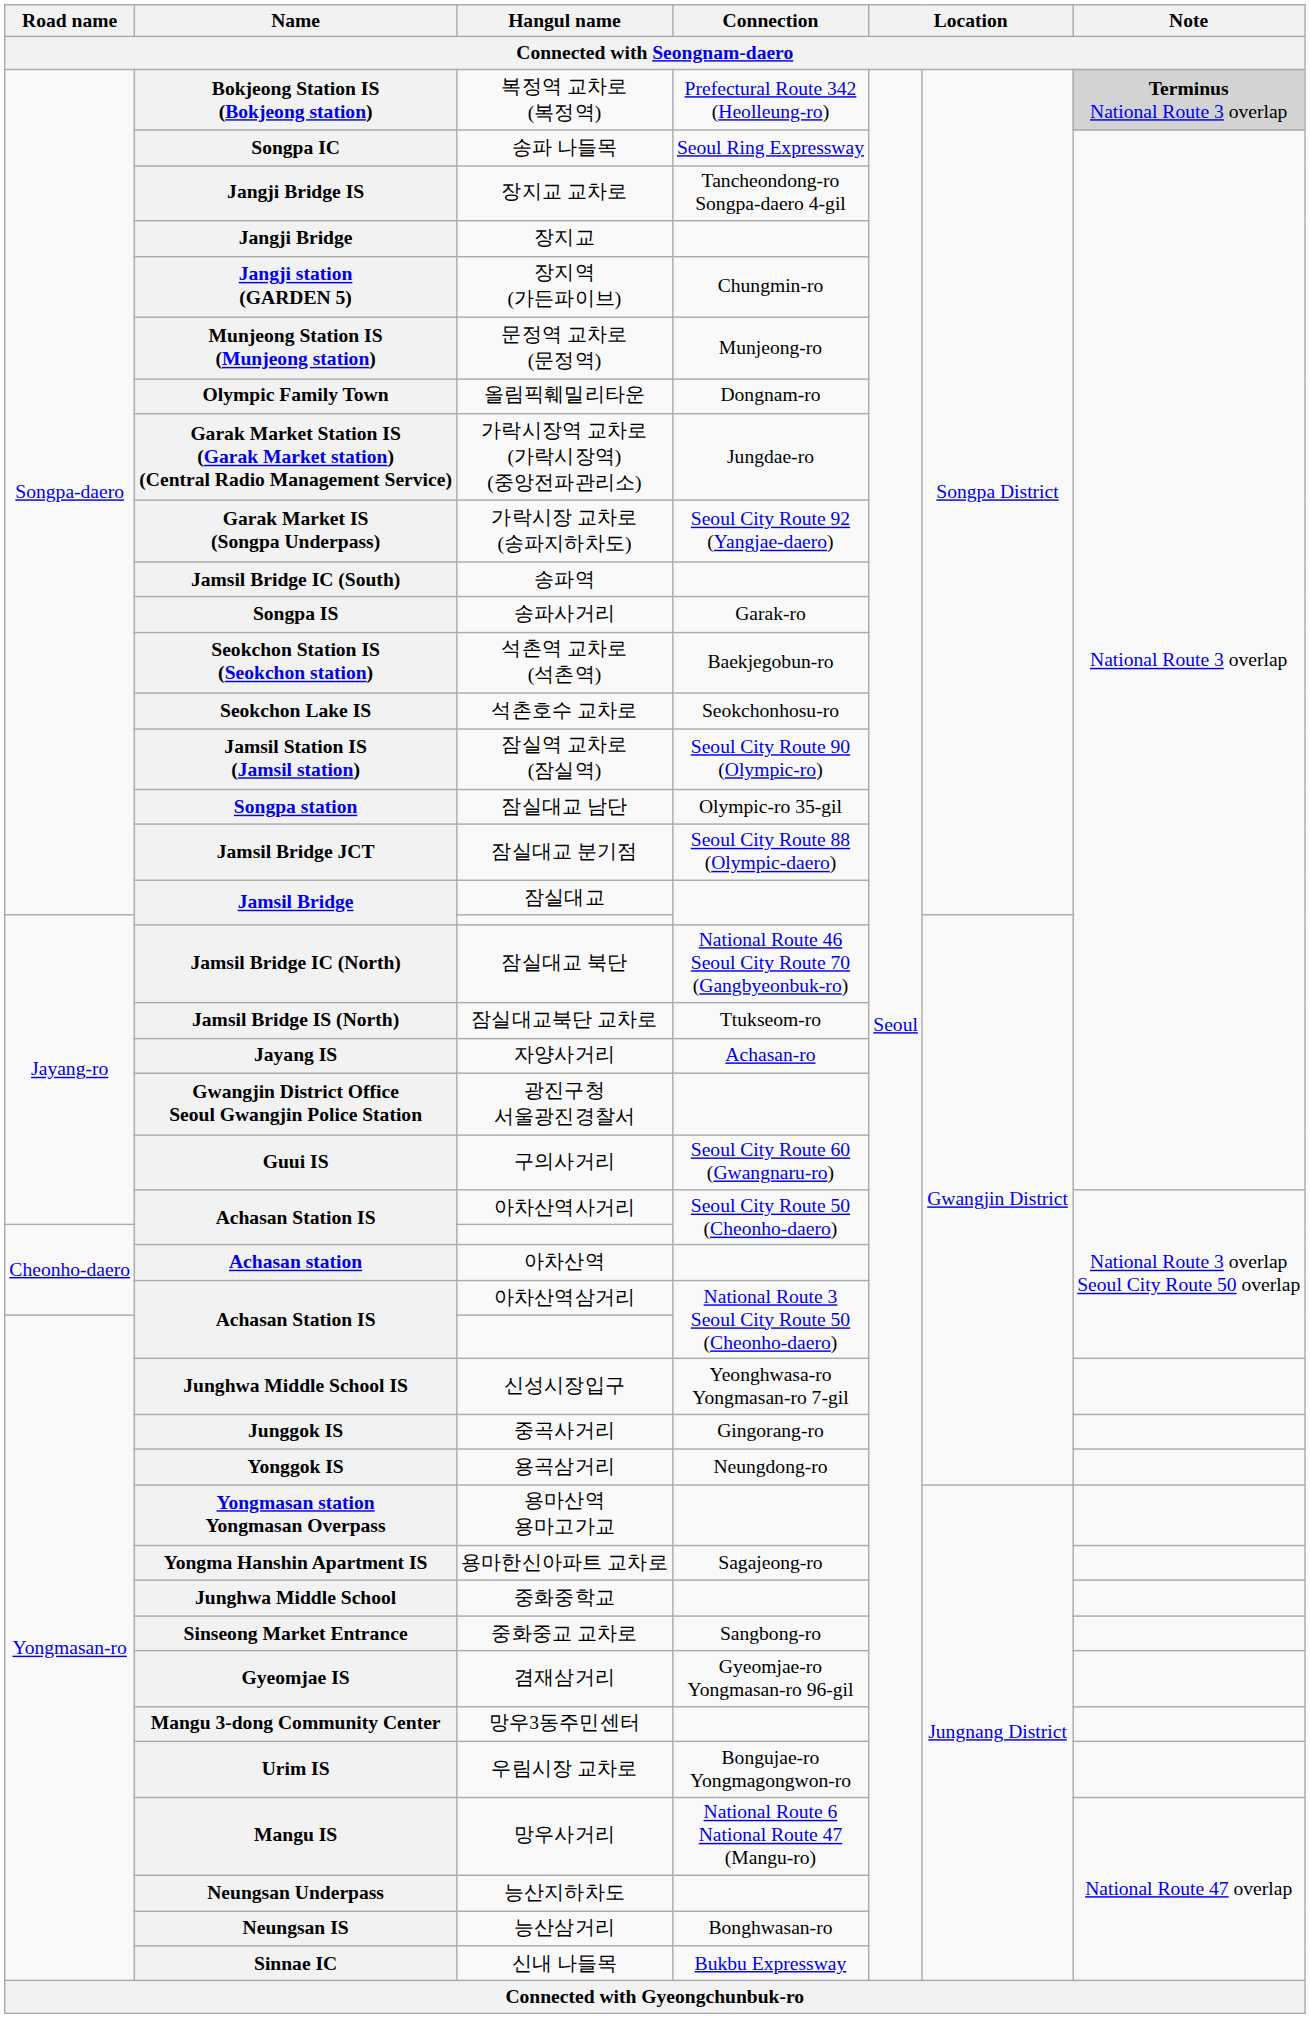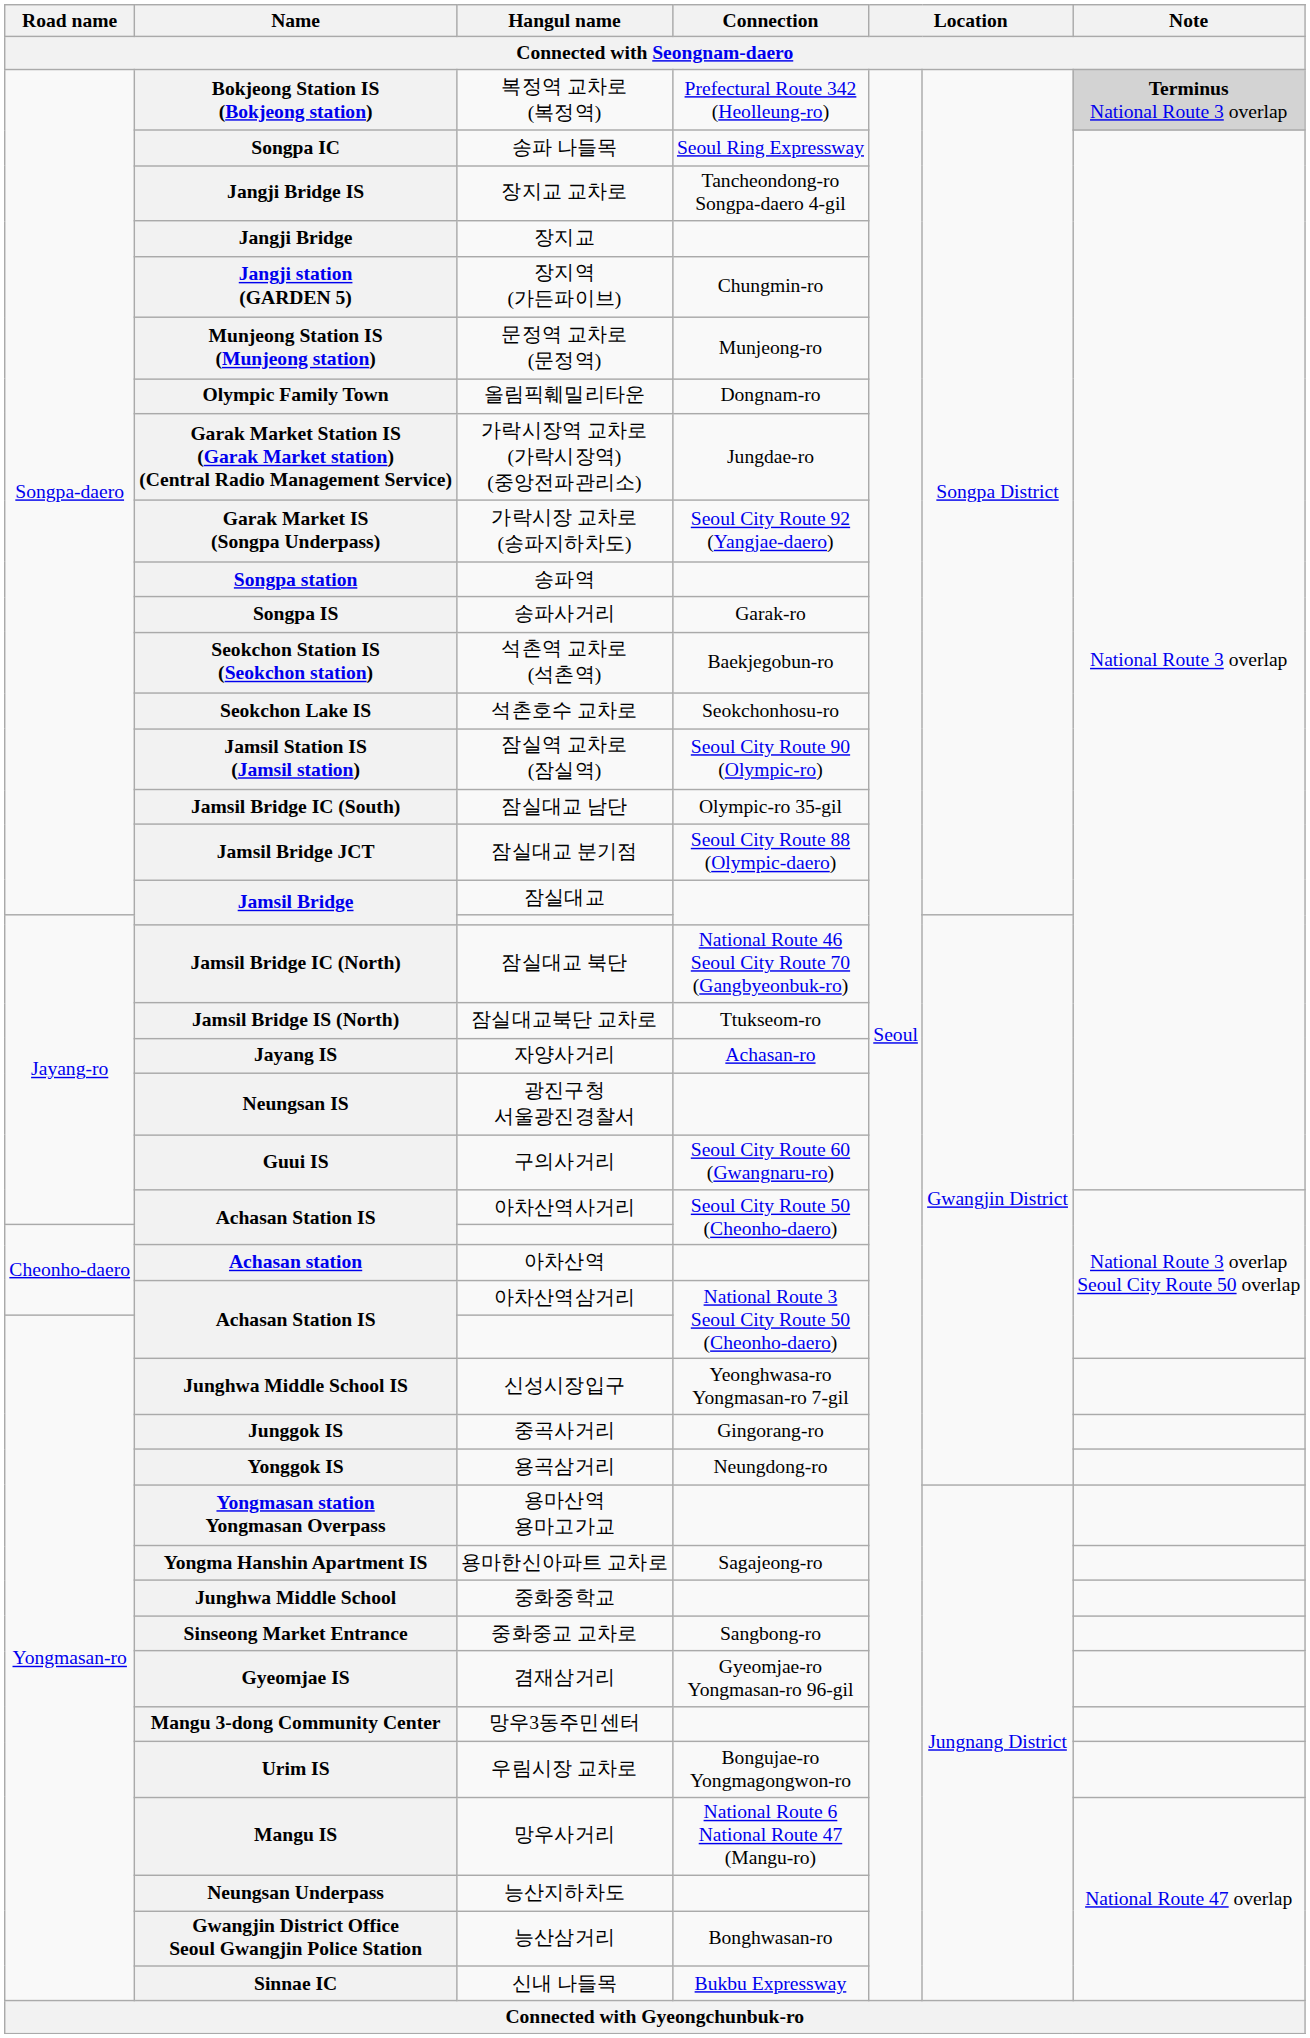(296, 578) Jamsil Bridge IC (South) -> (296, 578) Songpa station
(296, 806) Songpa station -> (296, 806) Jamsil Bridge IC (South)
(296, 1103) Gwangjin District Office Seoul Gwangjin Police Station -> (296, 1103) Neungsan IS
(296, 1927) Neungsan IS -> (296, 1937) Gwangjin District Office Seoul Gwangjin Police Station
